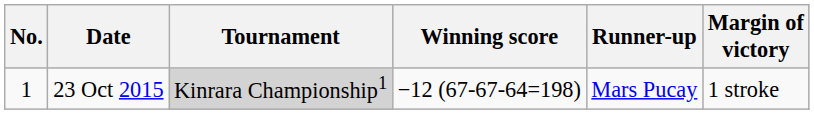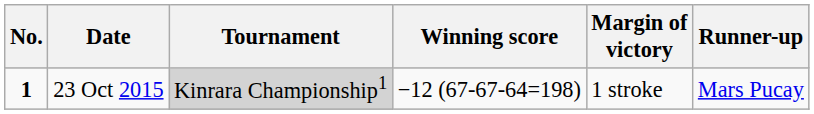columns swapped: (756, 36) <-> (644, 36)
(26, 88) normal -> (26, 88) bold
